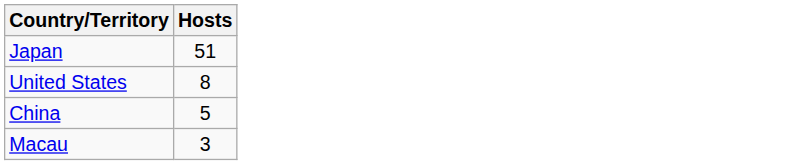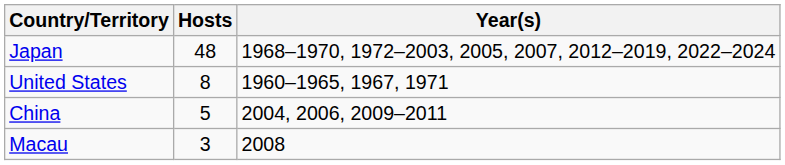+ column: (508, 20)
(205, 51) 51 -> (205, 51) 48
